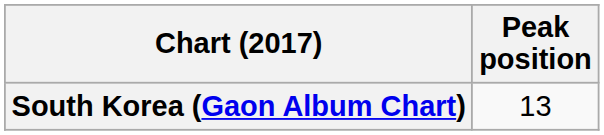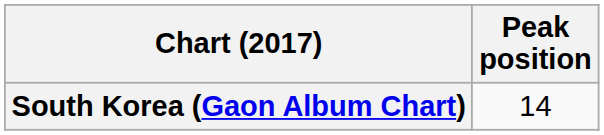(535, 105) 13 -> (535, 105) 14
